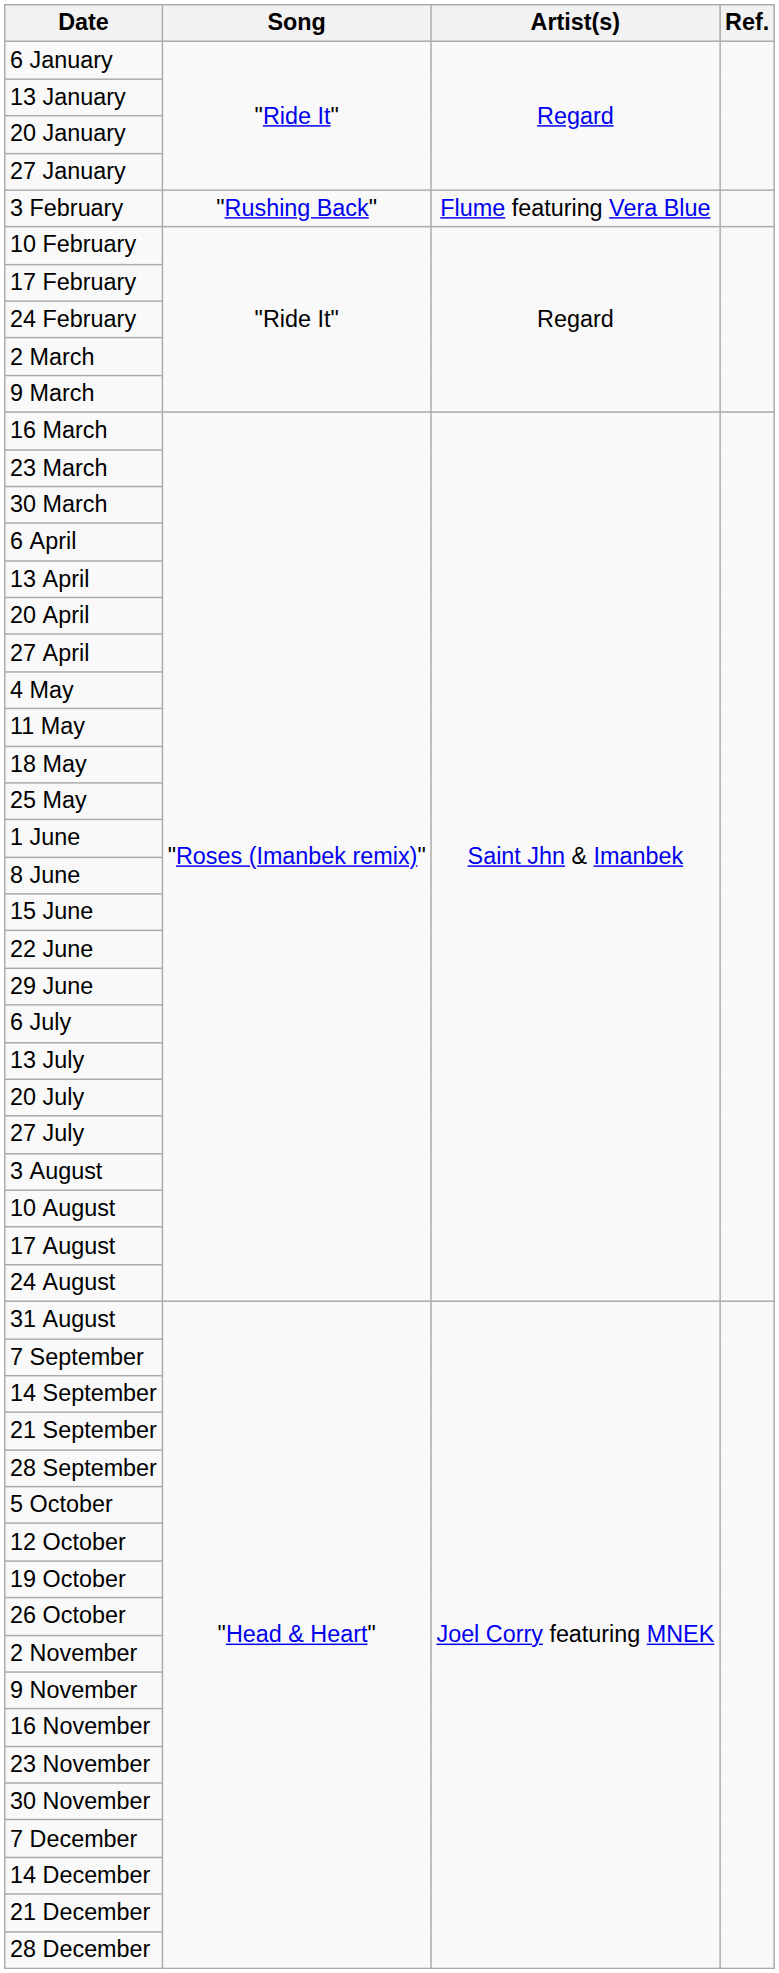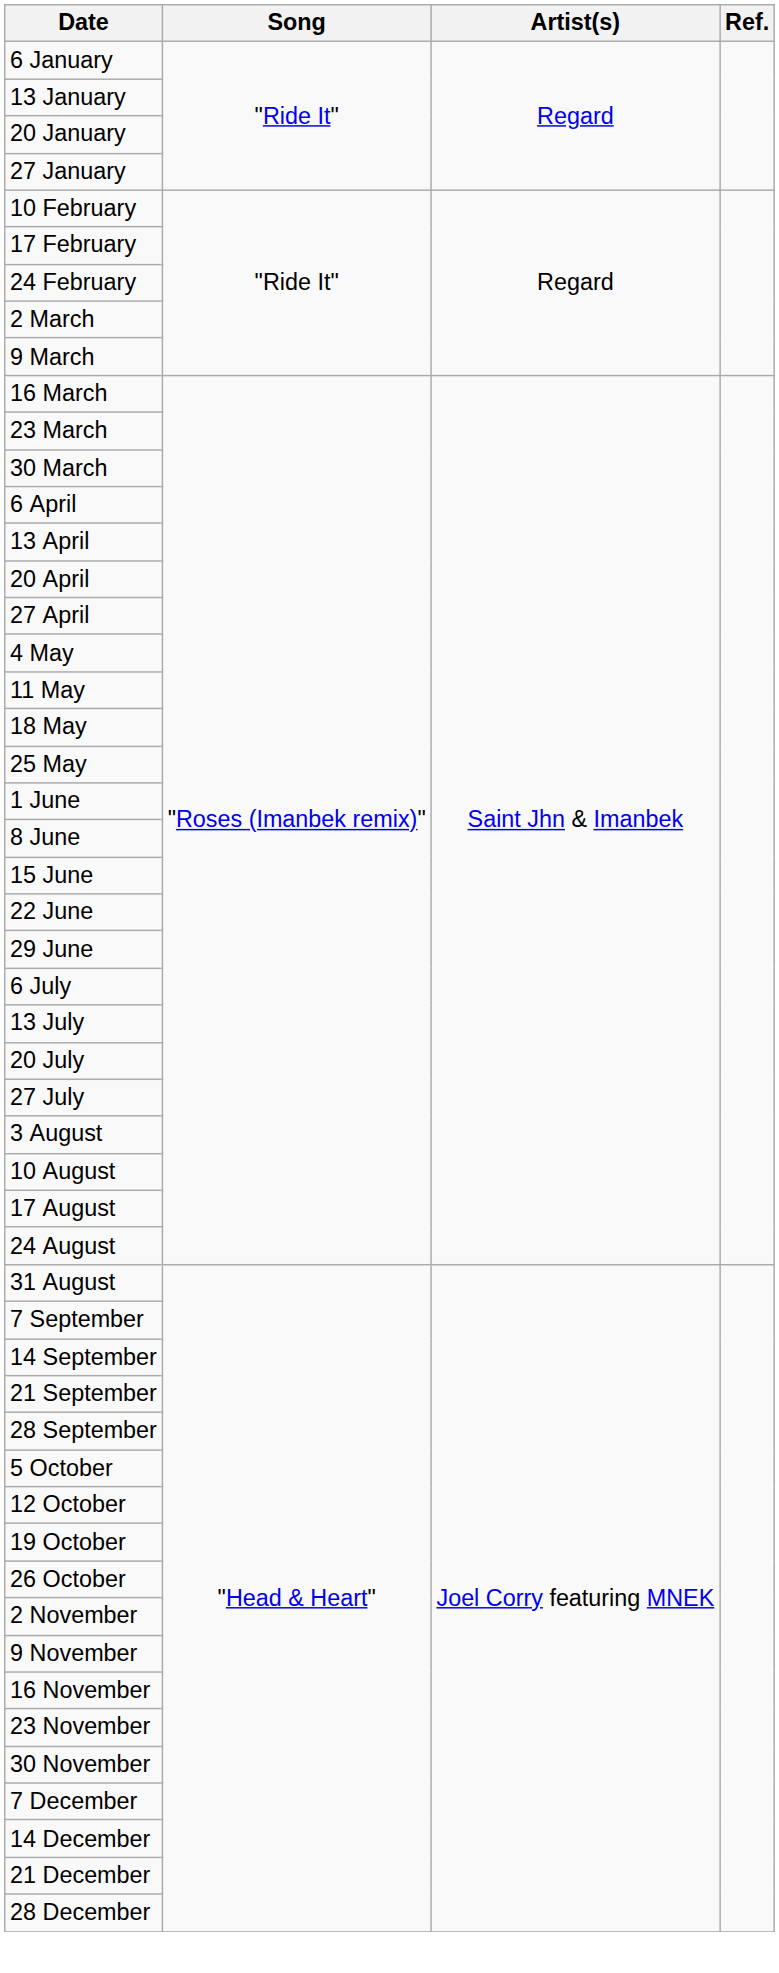- row: (67, 208)
